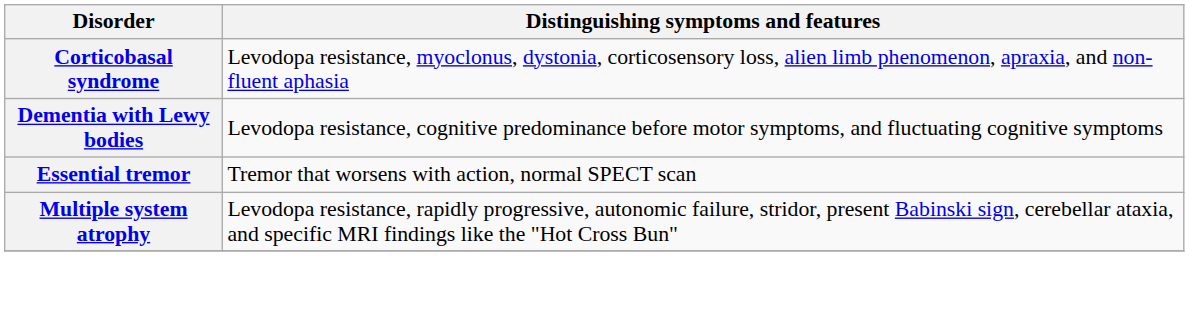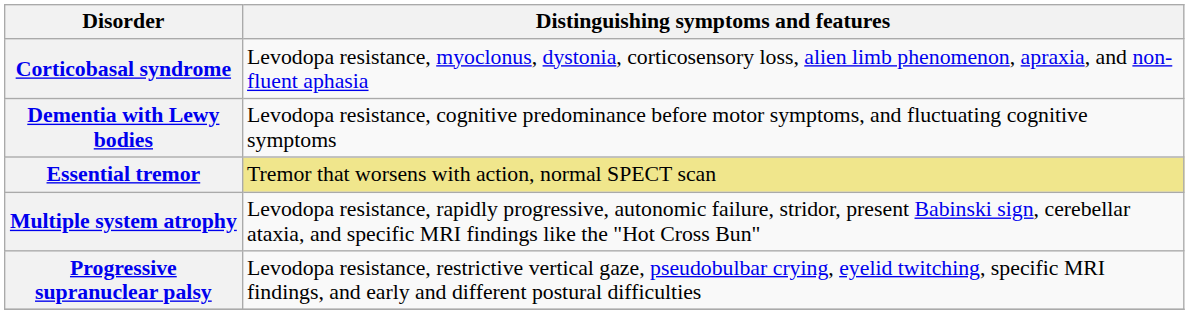(462, 174) no background -> (482, 174) khaki background
+ row: (123, 279)
